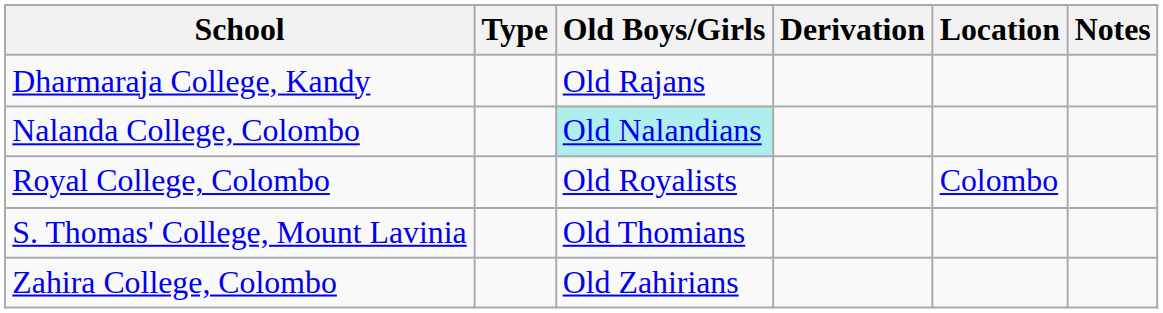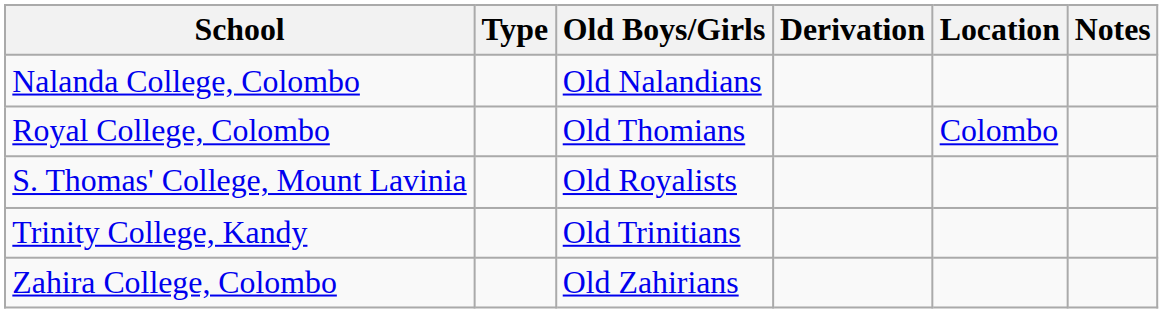- row: (191, 80)
(662, 130) paleturquoise background -> (662, 80) no background
(650, 181) Old Royalists -> (654, 130) Old Thomians
(654, 231) Old Thomians -> (650, 181) Old Royalists
+ row: (160, 231)
